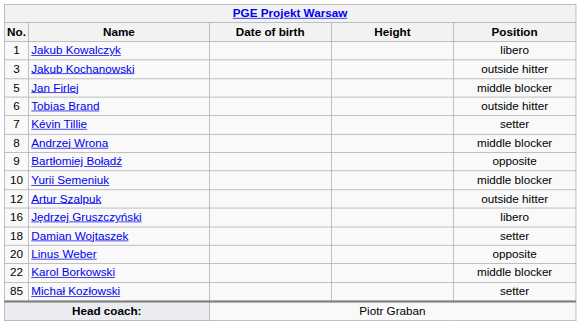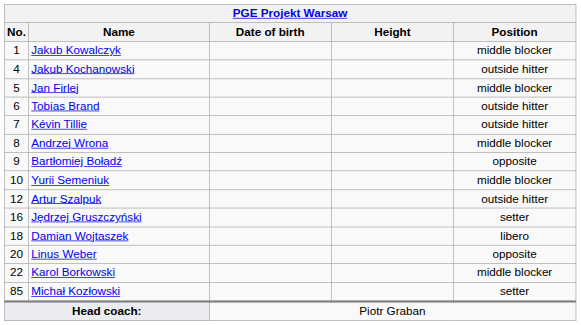(515, 50) libero -> (515, 50) middle blocker
(16, 69) 3 -> (16, 69) 4
(515, 124) setter -> (515, 124) outside hitter
(515, 217) libero -> (515, 217) setter
(515, 236) setter -> (515, 236) libero
